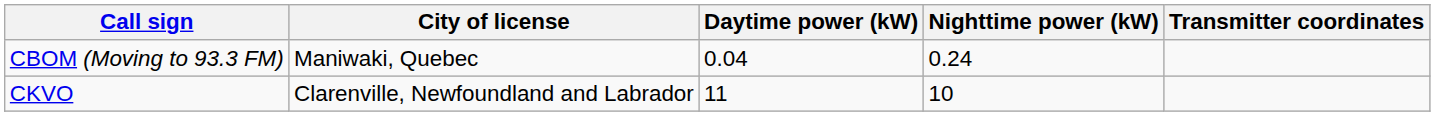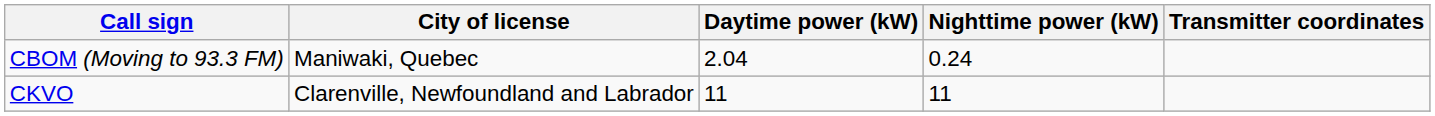(726, 57) 0.04 -> (726, 57) 2.04
(941, 93) 10 -> (940, 93) 11
